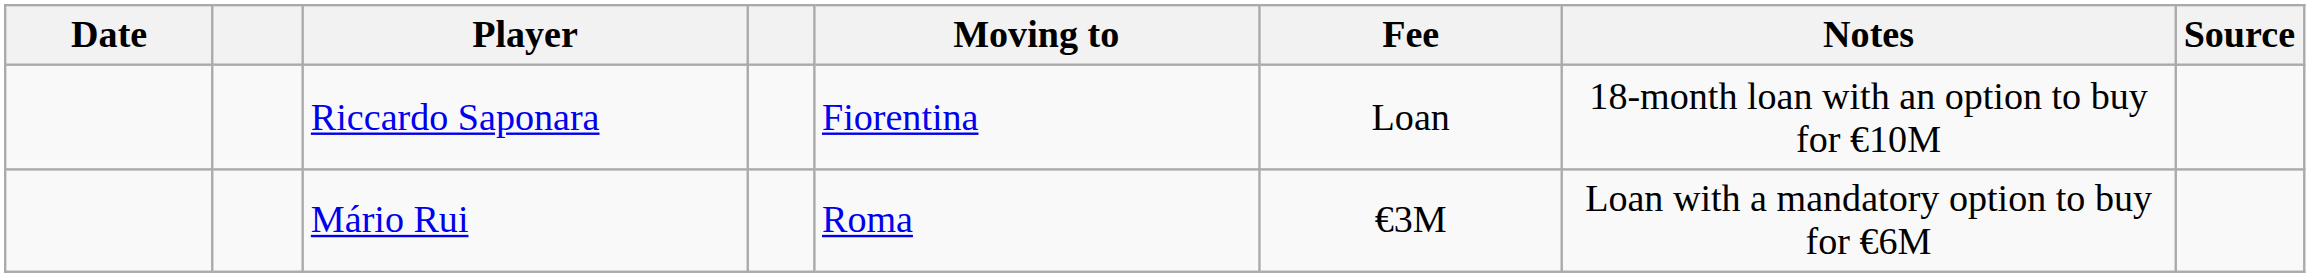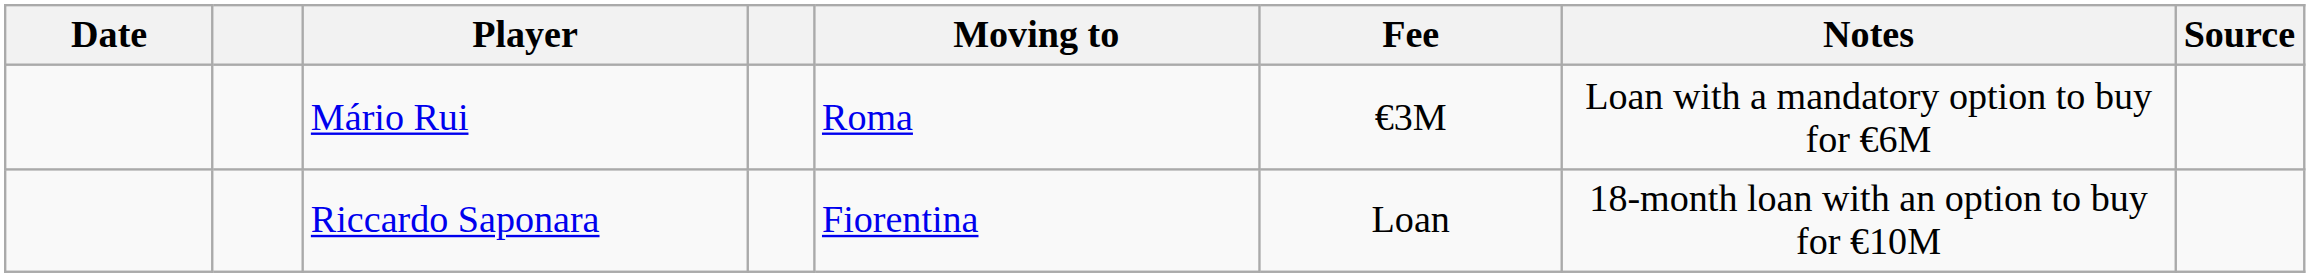rows swapped: (390, 219) <-> (455, 116)
